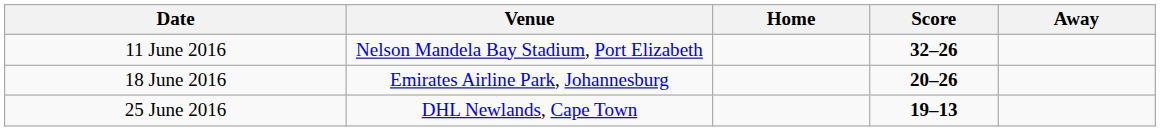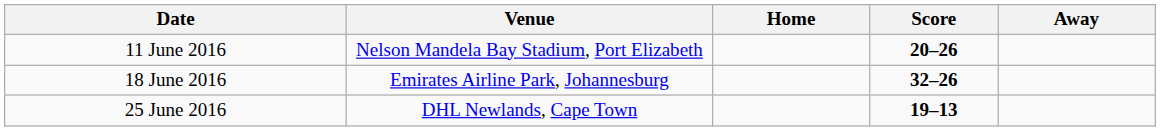(934, 49) 32–26 -> (934, 49) 20–26
(934, 79) 20–26 -> (934, 79) 32–26
